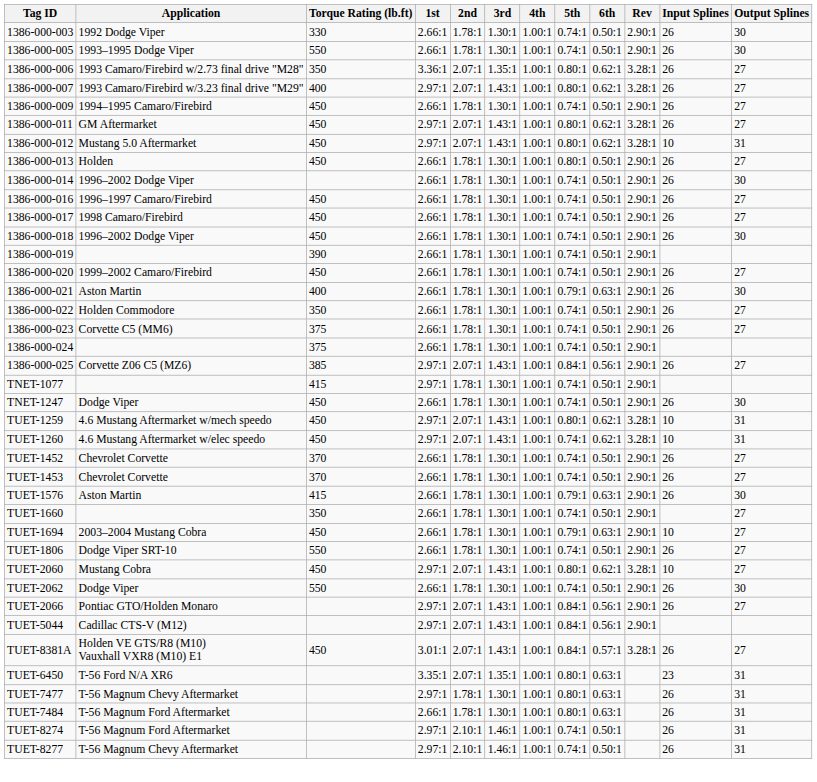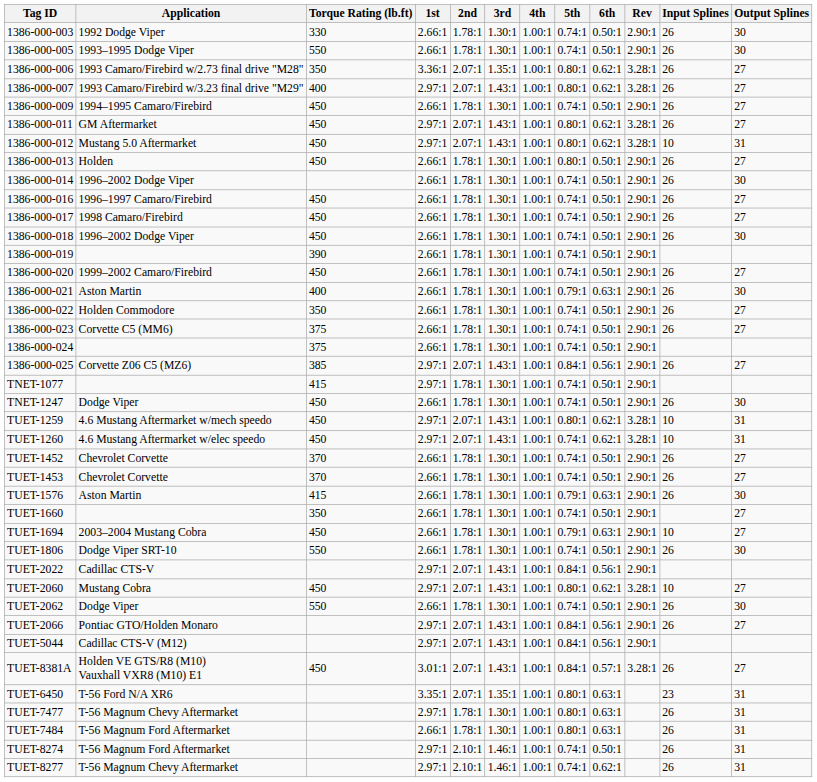(740, 550) 27 -> (740, 550) 30
+ row: (35, 569)
(607, 749) 0.50:1 -> (607, 767) 0.62:1
